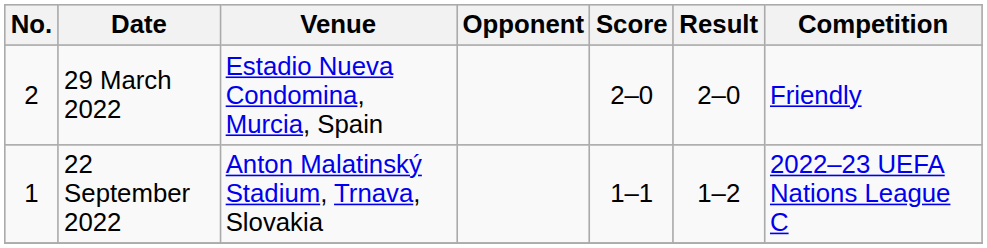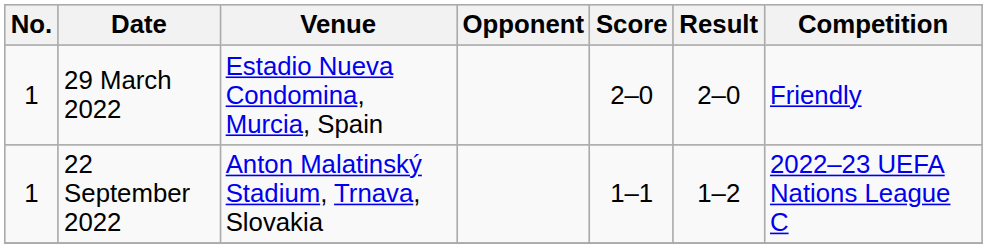(31, 94) 2 -> (31, 94) 1
